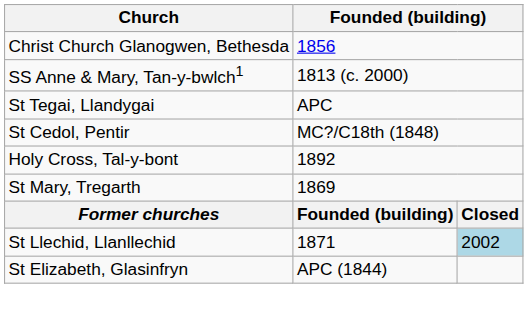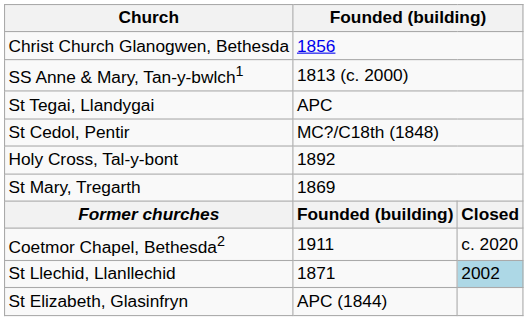+ row: (117, 244)
